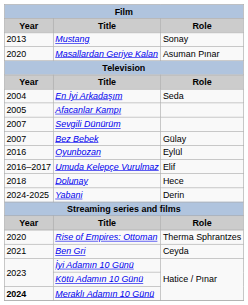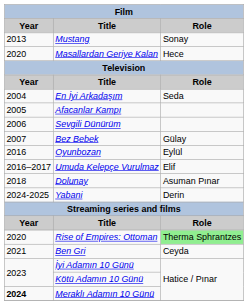(191, 54) Asuman Pınar -> (173, 54) Hece
(16, 125) 2007 -> (16, 125) 2006
(173, 181) Hece -> (191, 181) Asuman Pınar
(202, 237) no background -> (202, 237) lightgreen background
